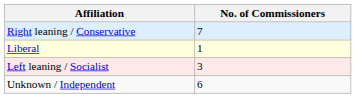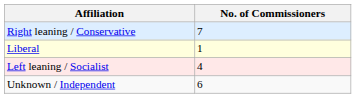(200, 66) 3 -> (200, 66) 4
